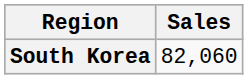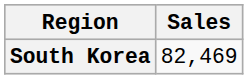(199, 57) 82,060 -> (199, 57) 82,469
